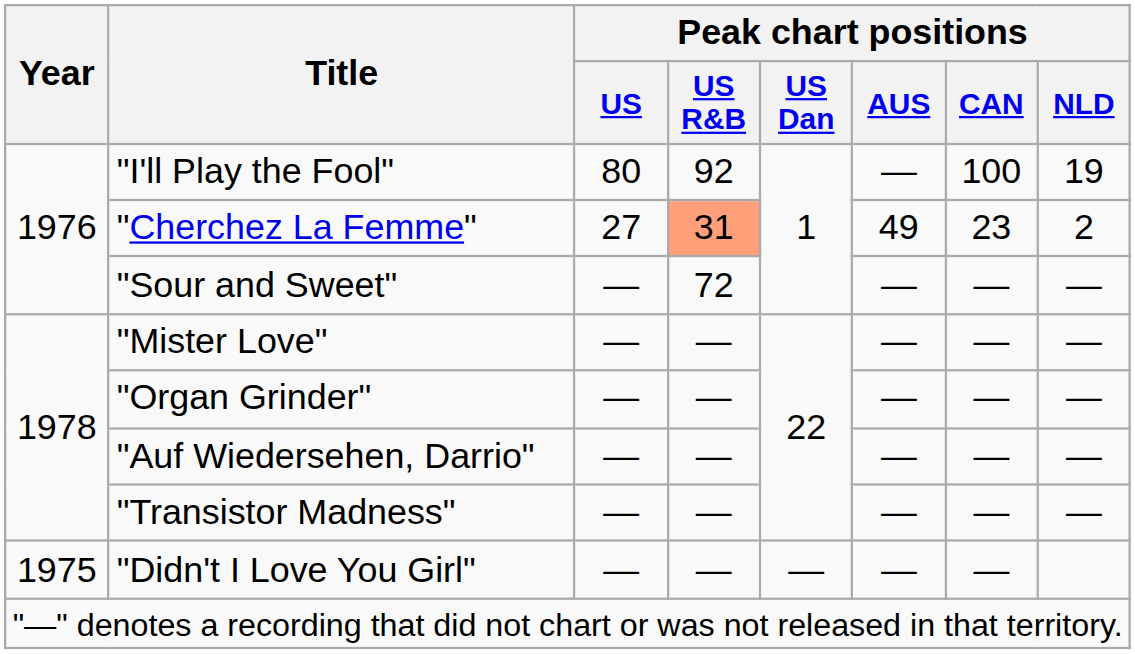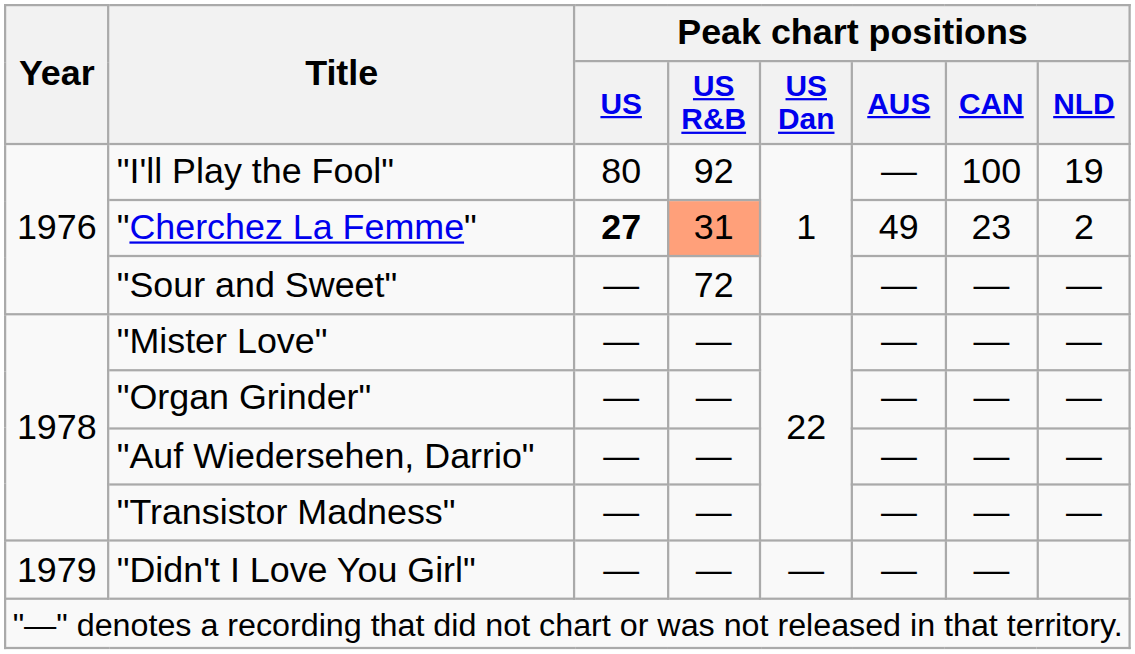(621, 227) normal -> (621, 227) bold
(57, 568) 1975 -> (57, 568) 1979
